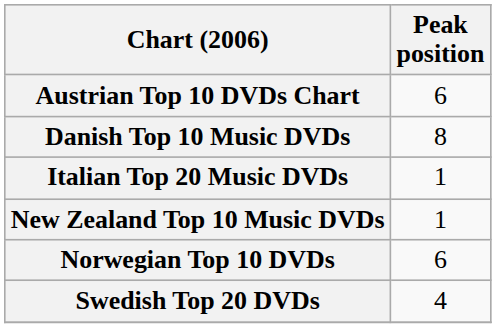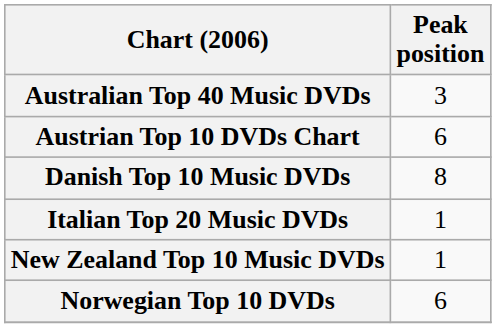+ row: (198, 95)
- row: (198, 300)
